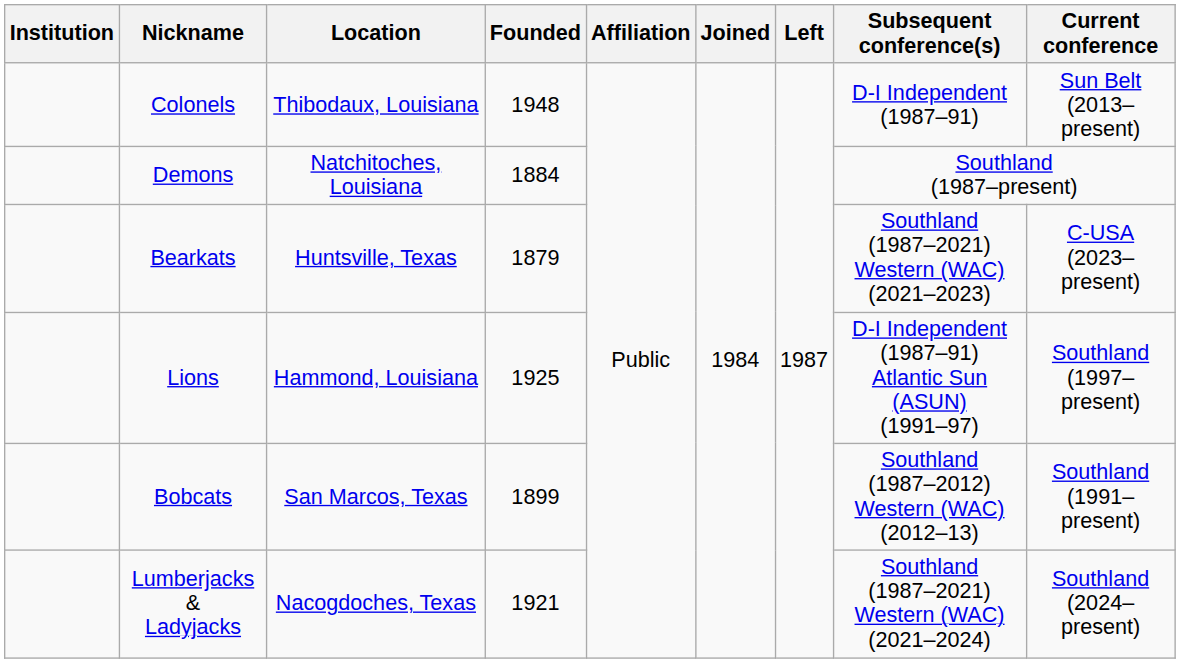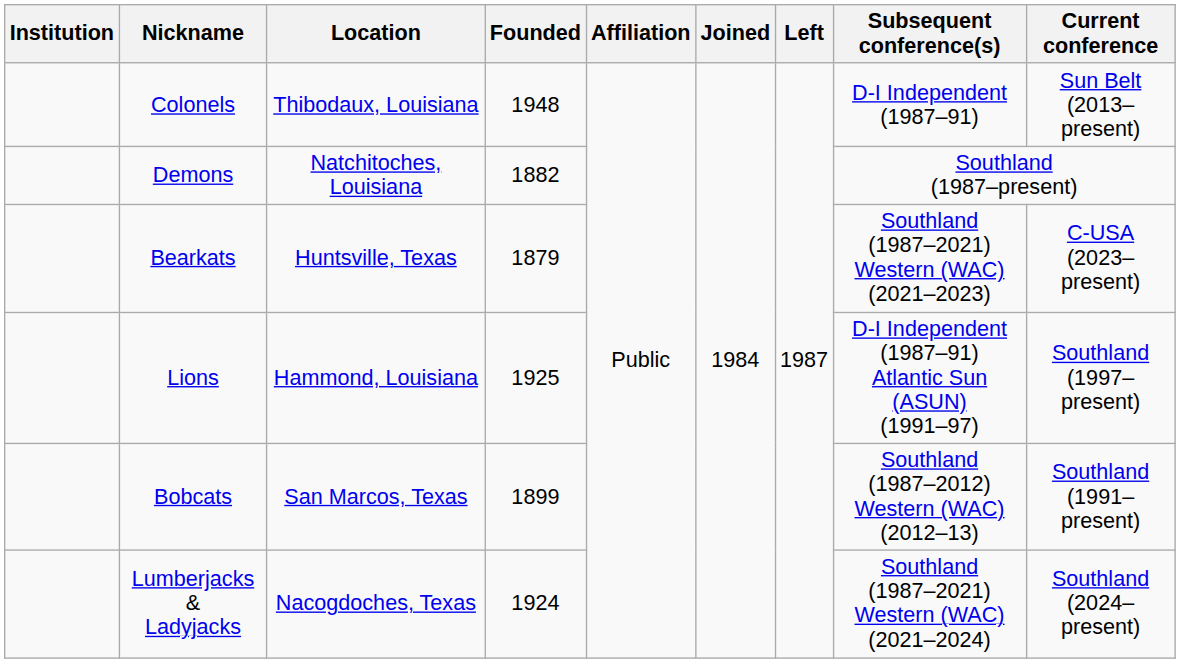(535, 175) 1884 -> (535, 175) 1882
(535, 603) 1921 -> (535, 603) 1924
